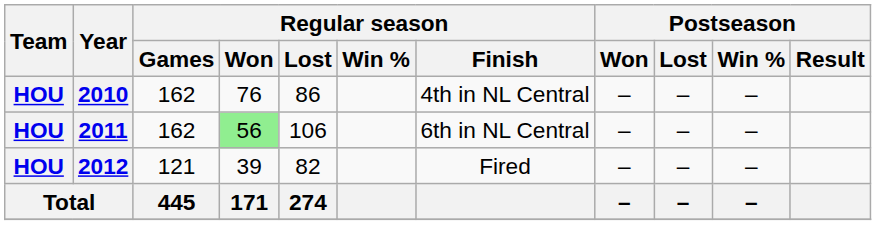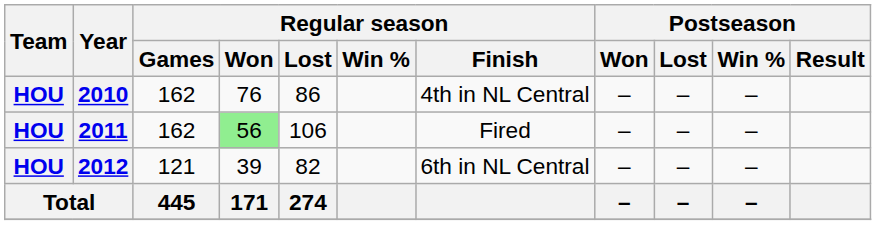(505, 130) 6th in NL Central -> (505, 130) Fired
(505, 166) Fired -> (505, 166) 6th in NL Central
